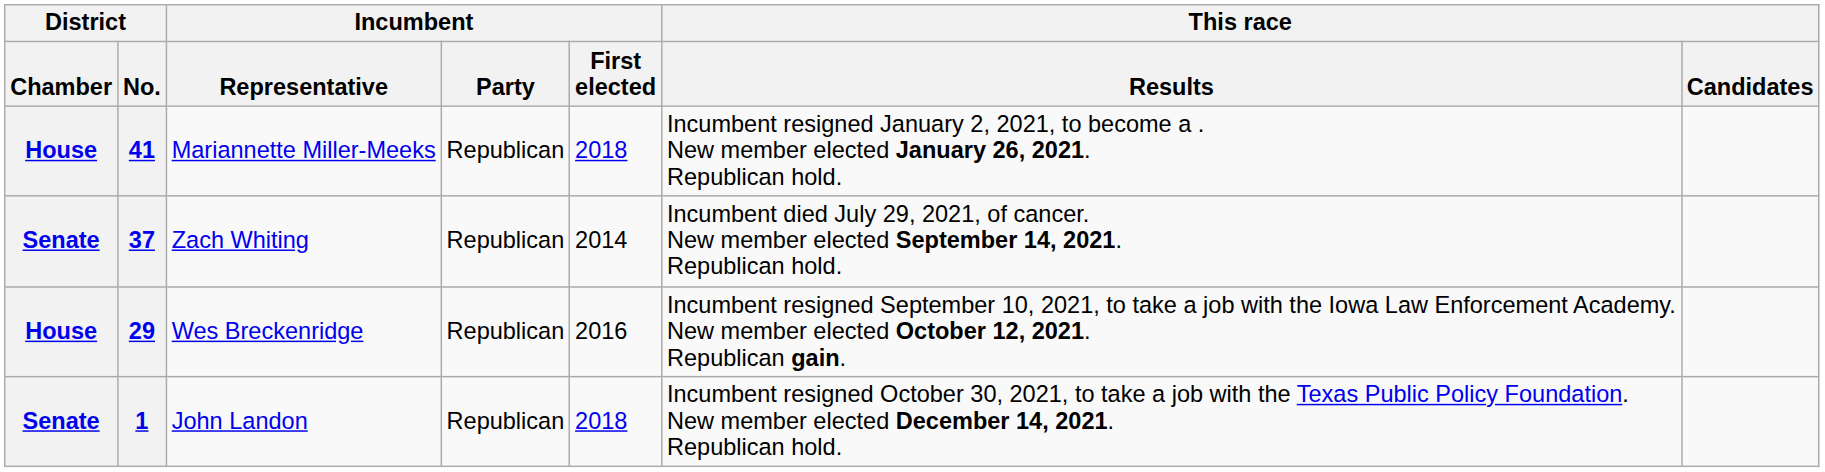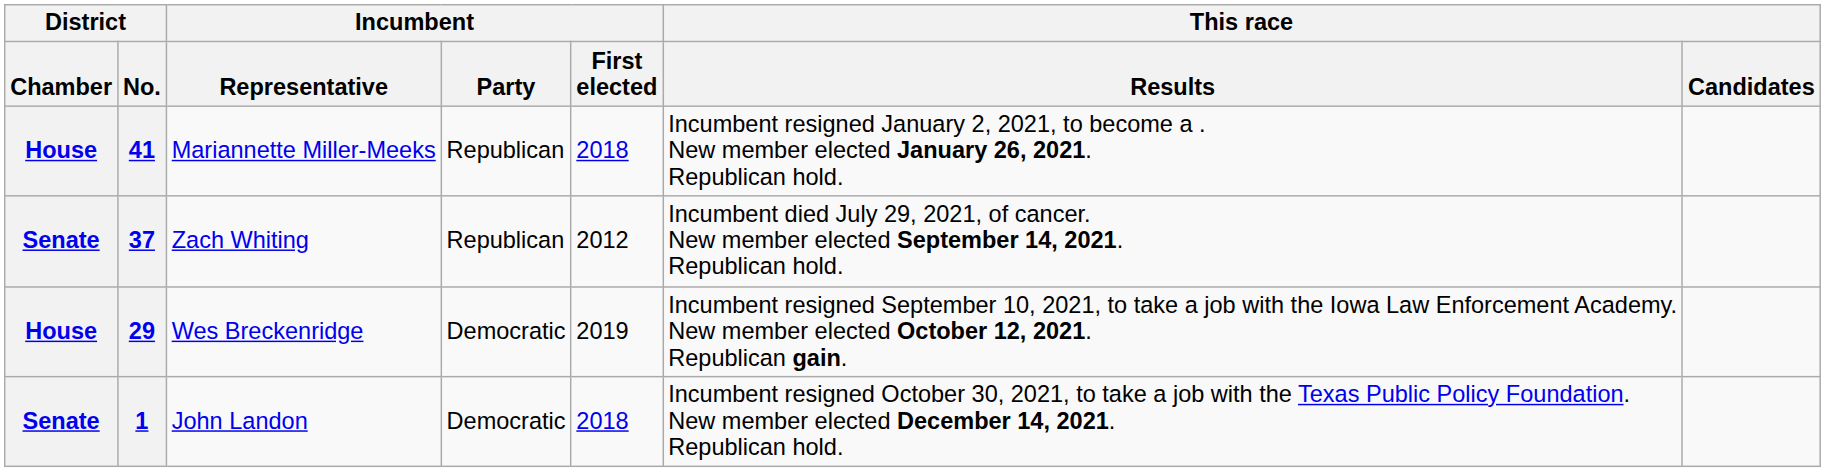(601, 240) 2014 -> (602, 240) 2012
(505, 331) Republican -> (506, 331) Democratic
(601, 331) 2016 -> (602, 331) 2019
(505, 421) Republican -> (506, 421) Democratic
